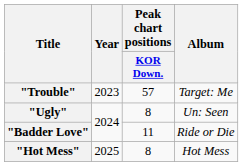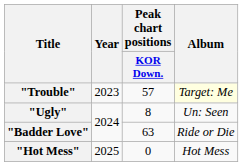(206, 92) no background -> (206, 92) lightyellow background
(148, 131) 11 -> (148, 131) 63
(148, 151) 8 -> (148, 151) 0
